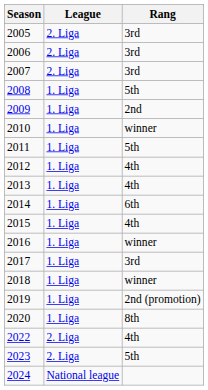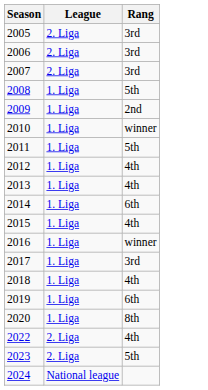(141, 280) winner -> (132, 280) 4th
(163, 299) 2nd (promotion) -> (132, 299) 6th
